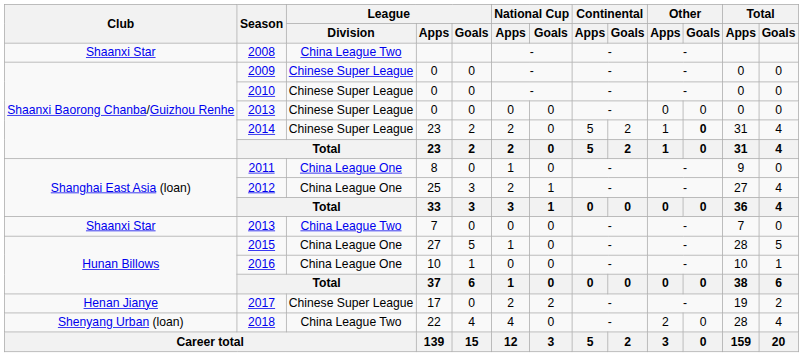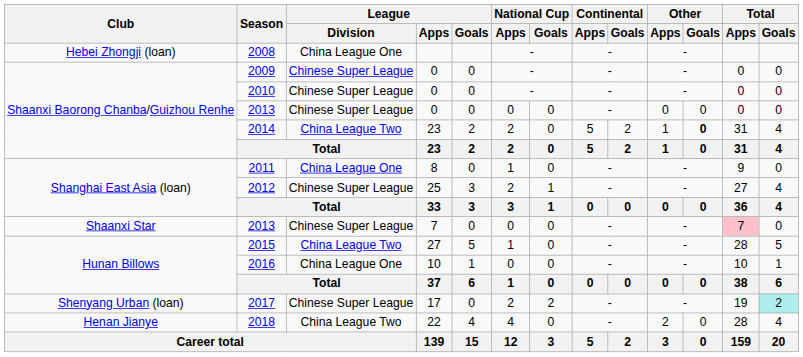(121, 52) Shaanxi Star -> (121, 52) Hebei Zhongji (loan)
(351, 52) China League Two -> (351, 52) China League One
(351, 129) Chinese Super League -> (351, 129) China League Two
(351, 187) China League One -> (351, 187) Chinese Super League
(351, 226) China League Two -> (351, 226) Chinese Super League
(741, 226) no background -> (741, 226) pink background
(351, 245) China League One -> (351, 245) China League Two
(121, 303) Henan Jianye -> (121, 303) Shenyang Urban (loan)
(779, 303) no background -> (779, 303) paleturquoise background
(121, 322) Shenyang Urban (loan) -> (121, 322) Henan Jianye
